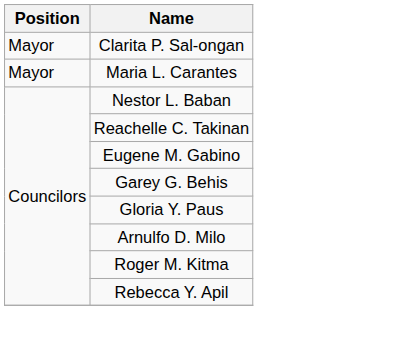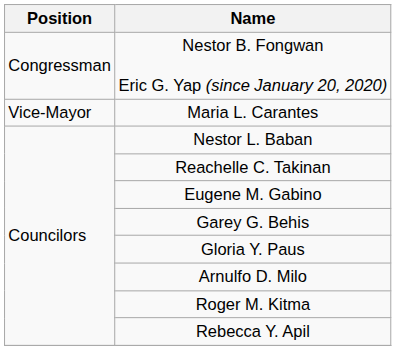+ row: (253, 65)
- row: (171, 45)
(31, 73) Mayor -> (50, 112) Vice-Mayor
